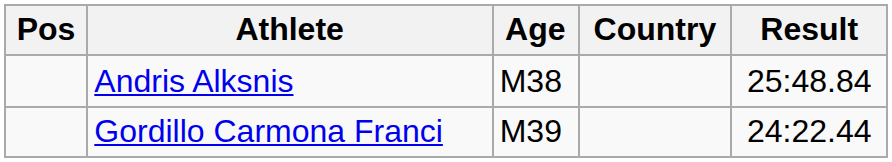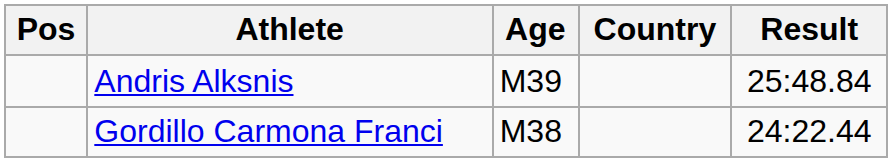(531, 80) M38 -> (531, 80) M39
(531, 131) M39 -> (531, 131) M38
